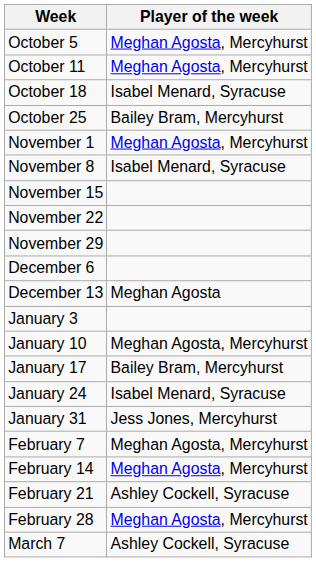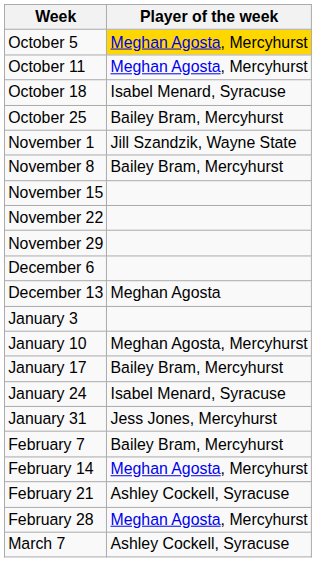(209, 42) no background -> (209, 42) gold background
(209, 142) Meghan Agosta, Mercyhurst -> (204, 142) Jill Szandzik, Wayne State
(198, 167) Isabel Menard, Syracuse -> (197, 167) Bailey Bram, Mercyhurst
(209, 444) Meghan Agosta, Mercyhurst -> (197, 444) Bailey Bram, Mercyhurst
